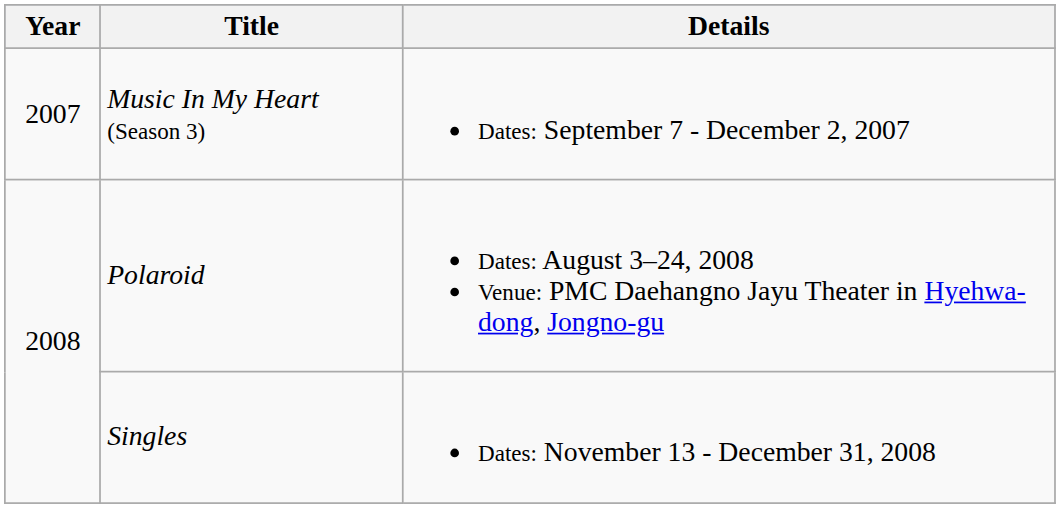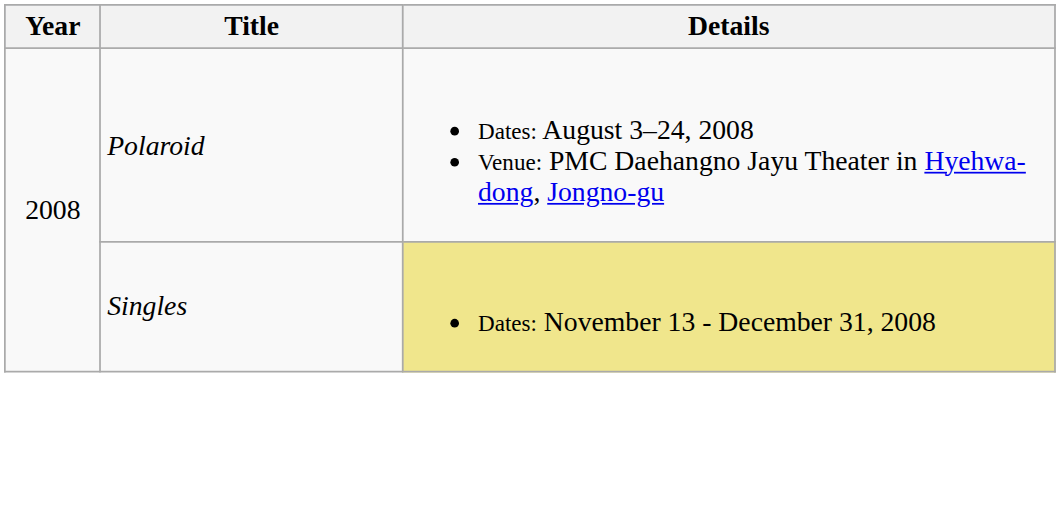- row: (213, 113)
(729, 453) no background -> (729, 322) khaki background
